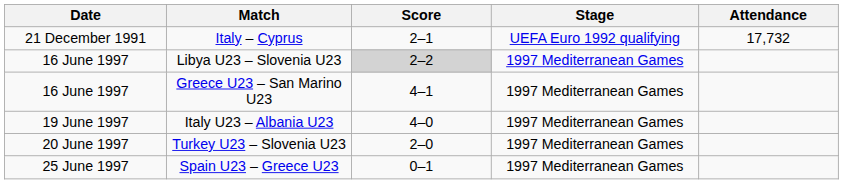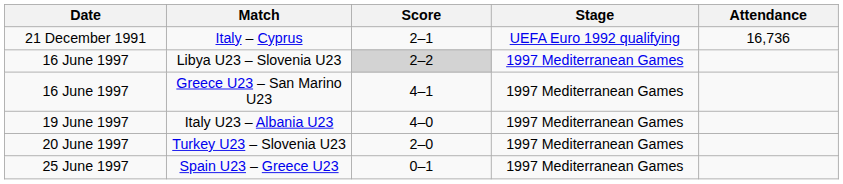(768, 38) 17,732 -> (768, 38) 16,736
